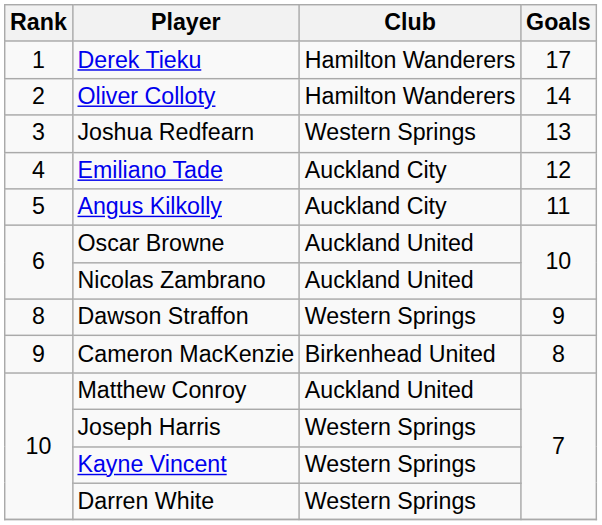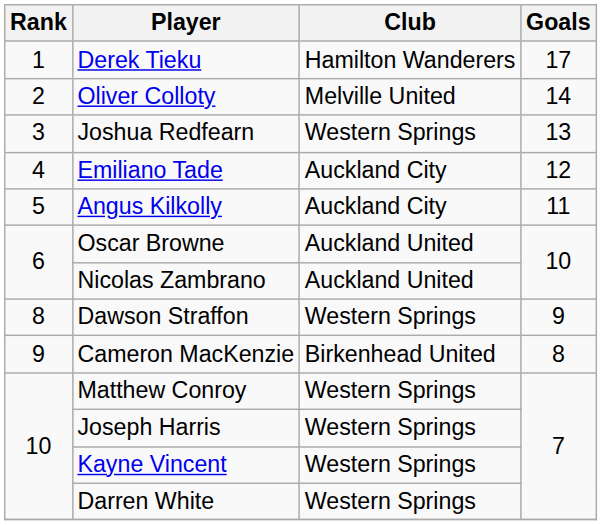(410, 96) Hamilton Wanderers -> (380, 96) Melville United
(389, 390) Auckland United -> (390, 390) Western Springs
